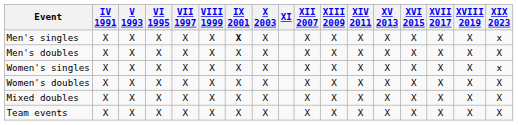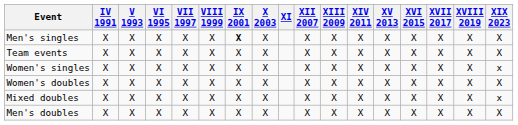(499, 38) x -> (499, 38) X
rows swapped: (43, 53) <-> (37, 113)
(499, 98) X -> (499, 98) x
